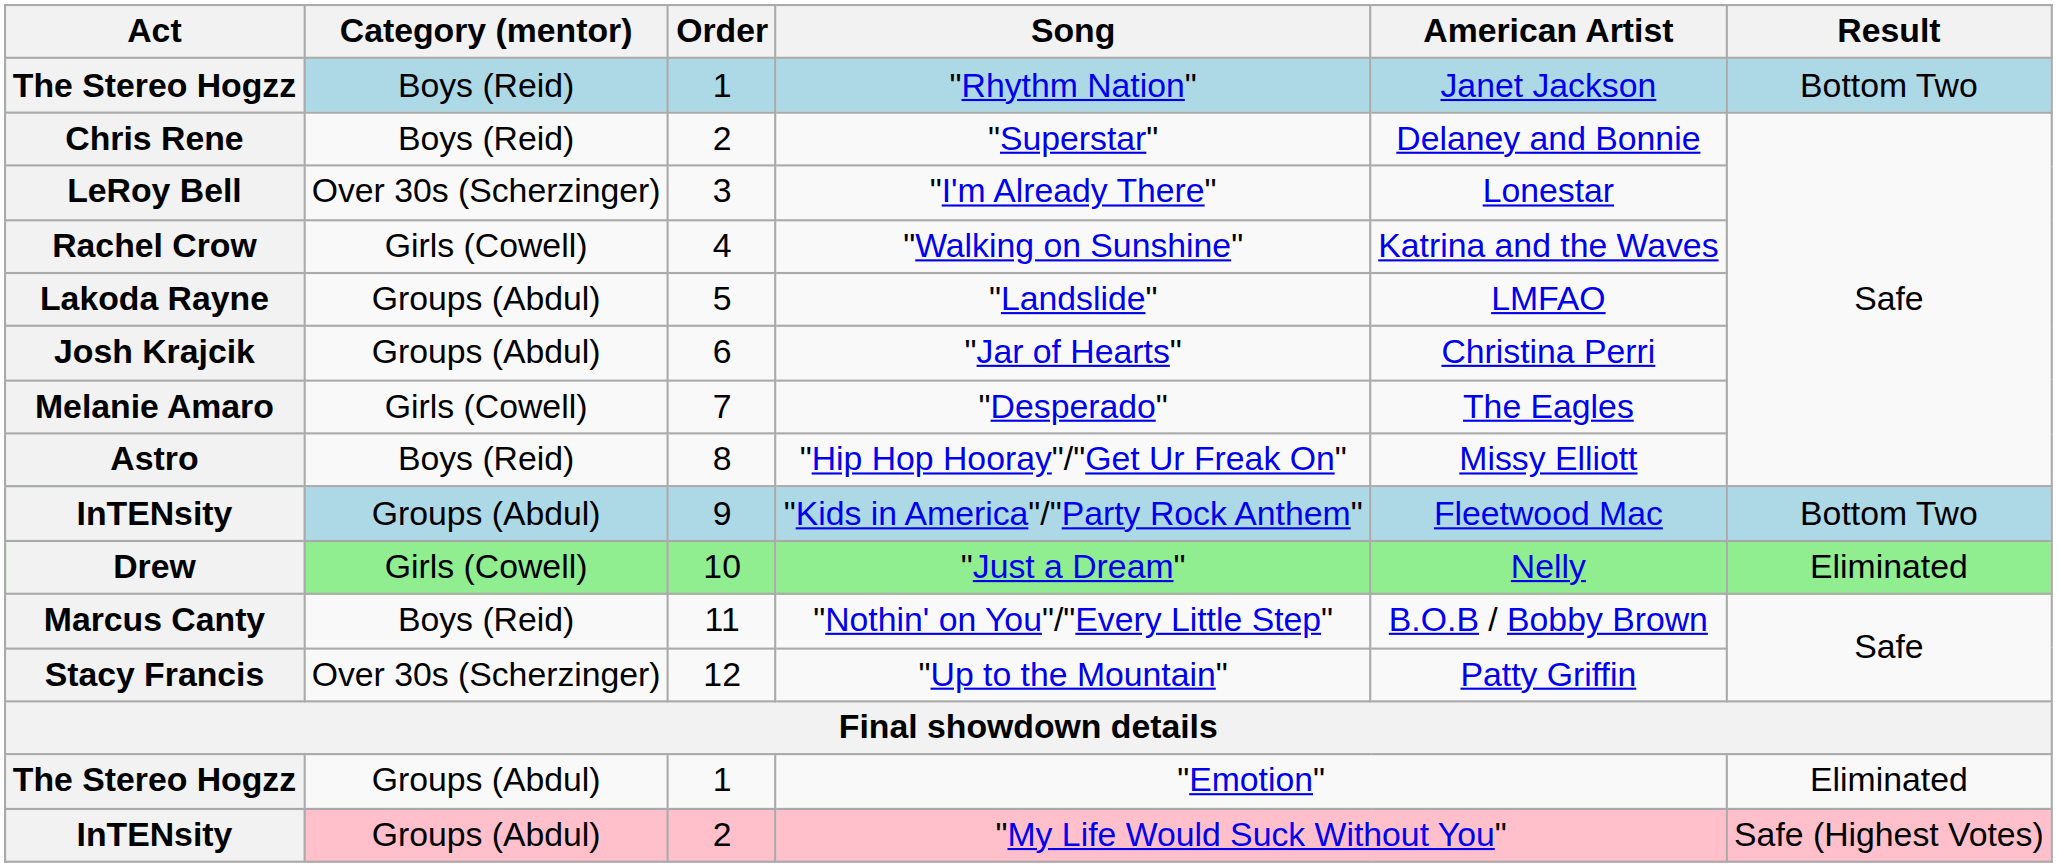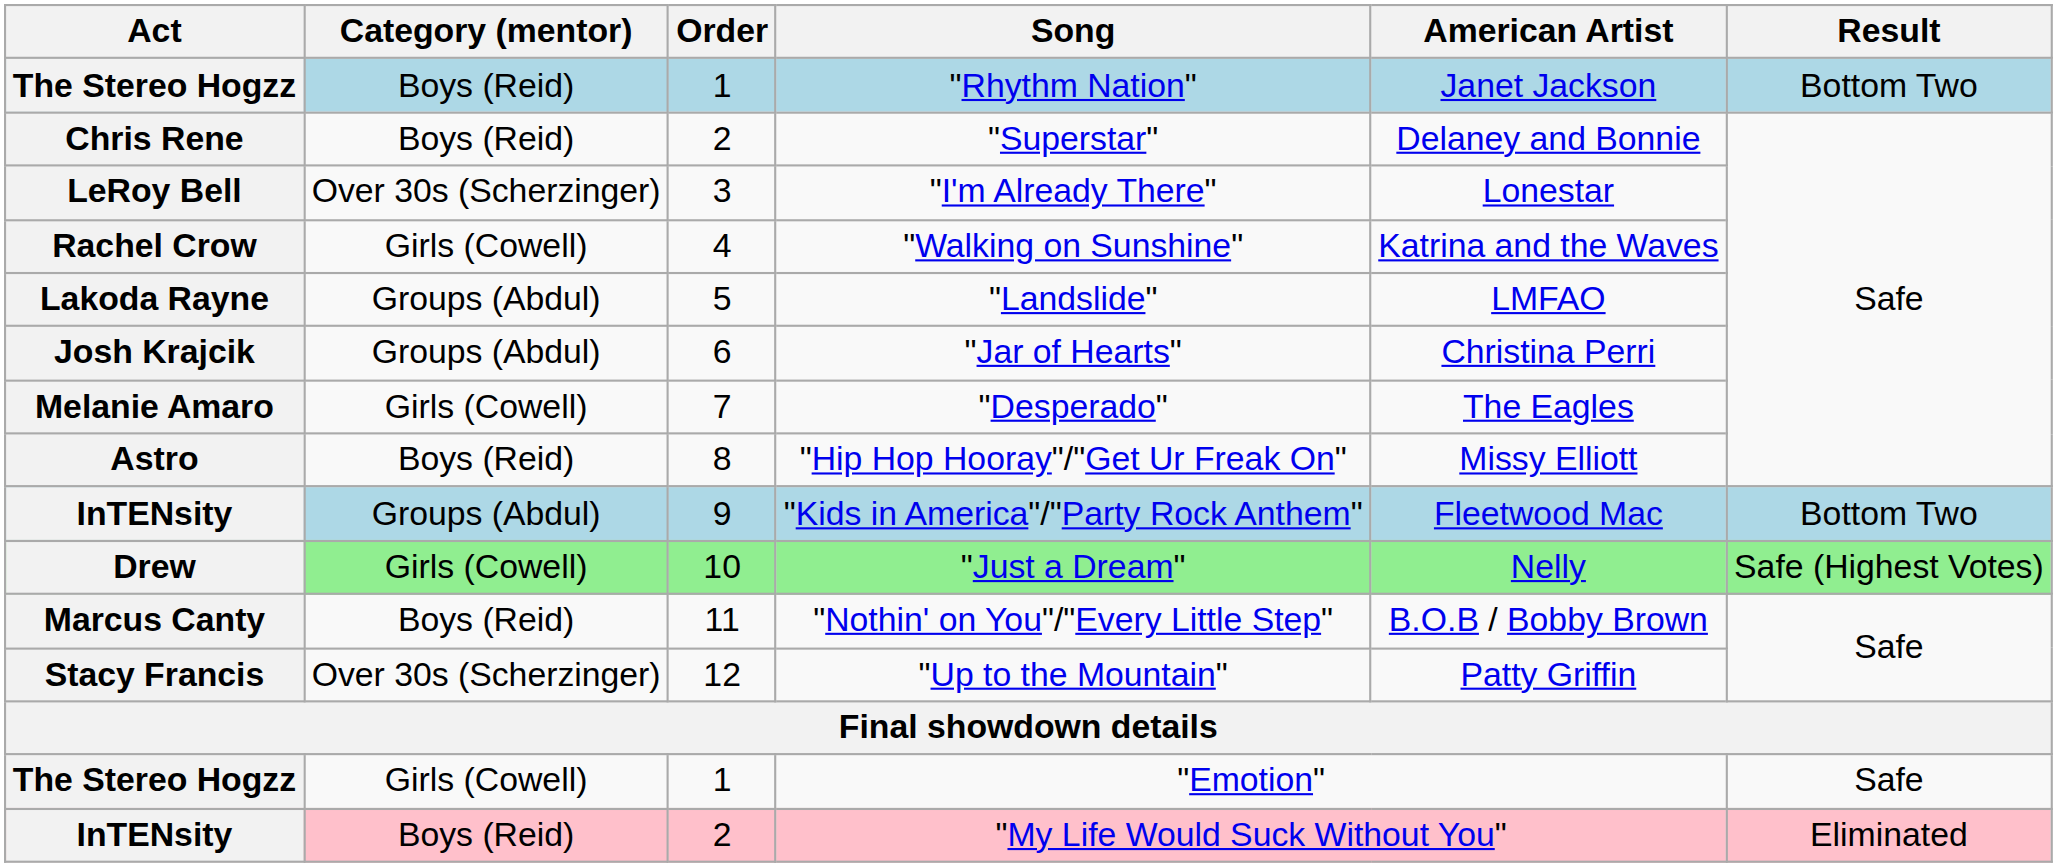(1889, 566) Eliminated -> (1889, 566) Safe (Highest Votes)
(486, 780) Groups (Abdul) -> (486, 780) Girls (Cowell)
(1889, 780) Eliminated -> (1889, 780) Safe
(486, 834) Groups (Abdul) -> (486, 834) Boys (Reid)
(1889, 834) Safe (Highest Votes) -> (1889, 834) Eliminated
